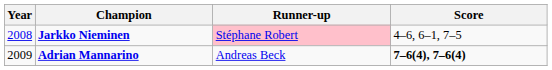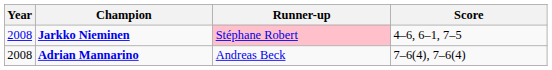(20, 55) 2009 -> (20, 55) 2008
(430, 55) bold -> (430, 55) normal
